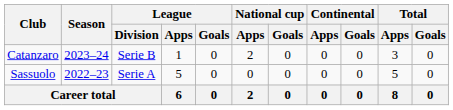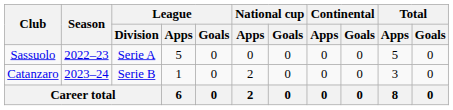rows swapped: (33, 74) <-> (33, 54)
